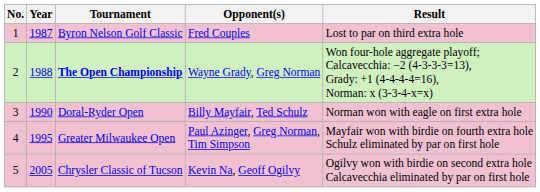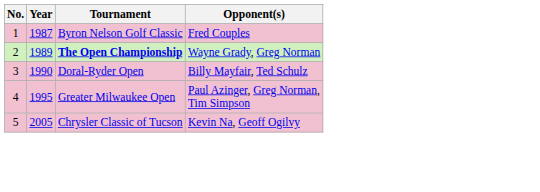- column: (429, 14)
(41, 72) 1988 -> (41, 52) 1989
